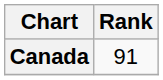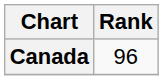(126, 56) 91 -> (126, 56) 96
